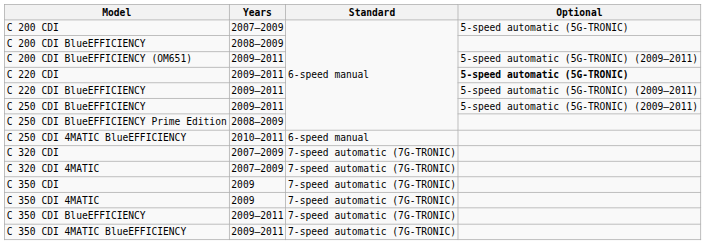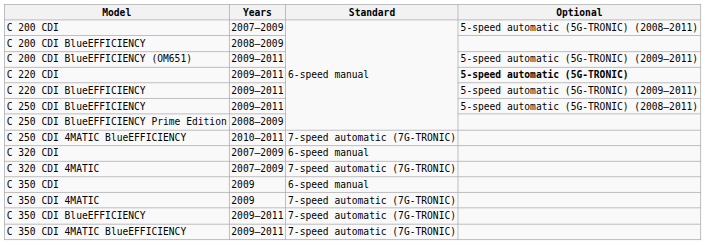(545, 28) 5-speed automatic (5G-TRONIC) -> (579, 28) 5-speed automatic (5G-TRONIC) (2008–2011)
(579, 106) 5-speed automatic (5G-TRONIC) (2009–2011) -> (579, 106) 5-speed automatic (5G-TRONIC) (2008–2011)
(329, 138) 6-speed manual -> (372, 138) 7-speed automatic (7G-TRONIC)
(372, 153) 7-speed automatic (7G-TRONIC) -> (329, 153) 6-speed manual
(372, 185) 7-speed automatic (7G-TRONIC) -> (329, 185) 6-speed manual
